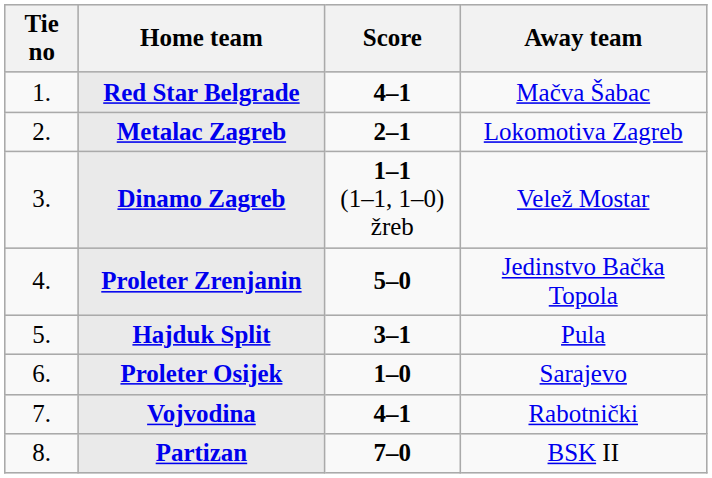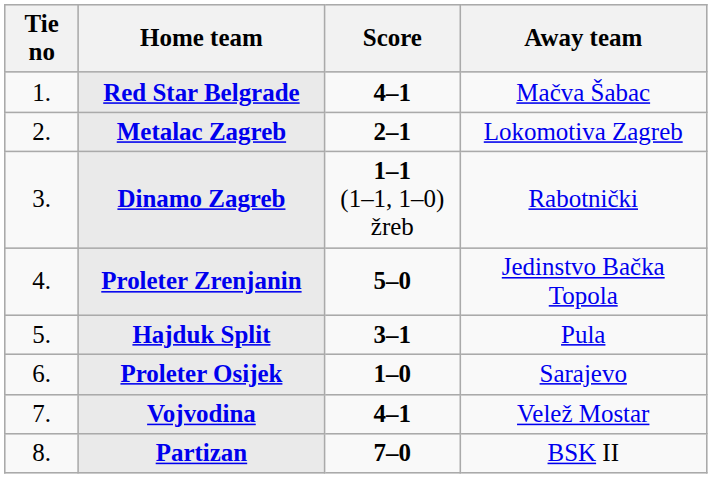(583, 199) Velež Mostar -> (583, 199) Rabotnički
(583, 413) Rabotnički -> (583, 413) Velež Mostar
